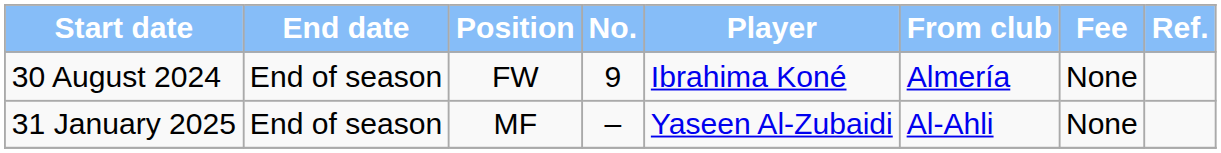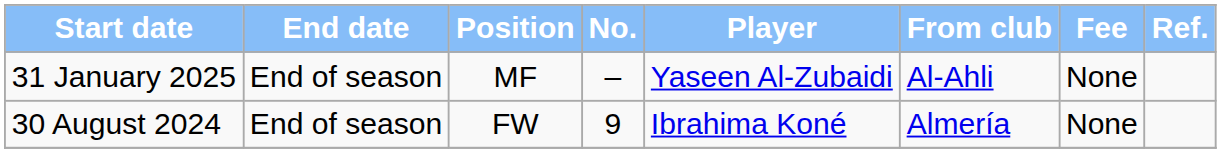rows swapped: (116, 76) <-> (124, 123)
